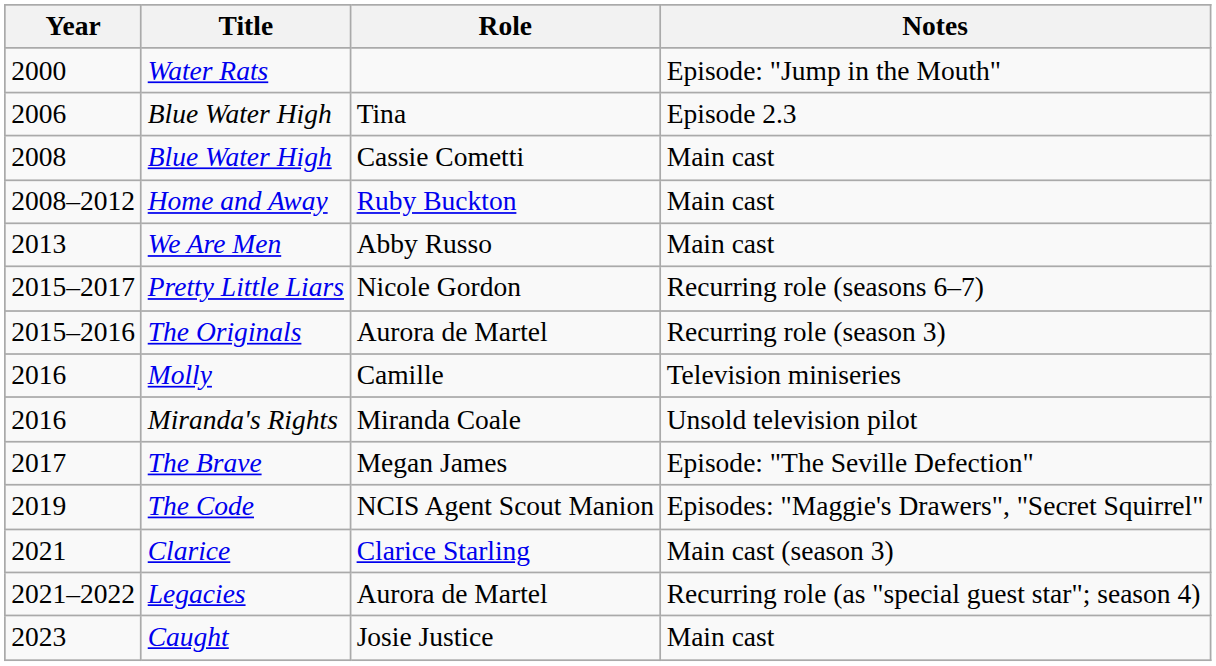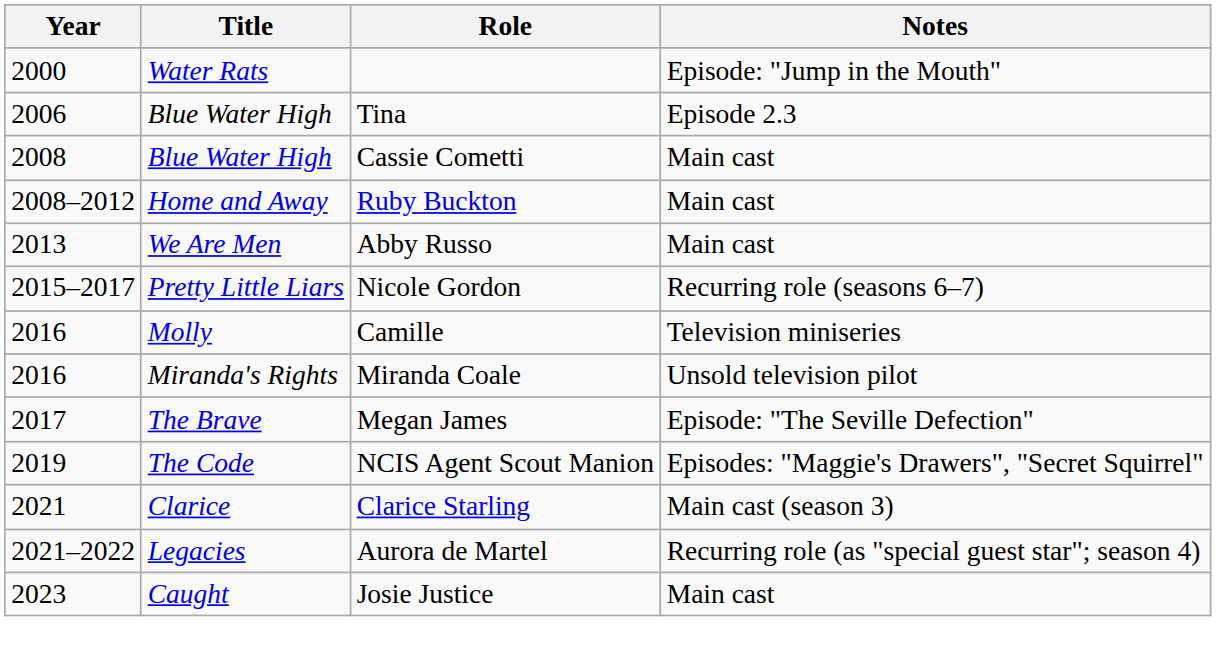- row: (225, 331)
